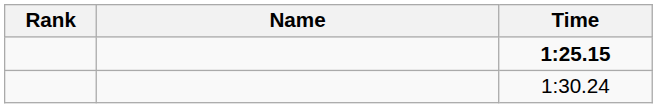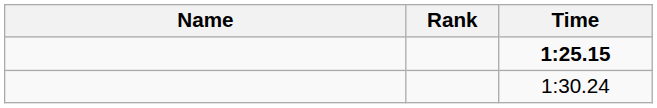columns swapped: (51, 20) <-> (298, 20)
